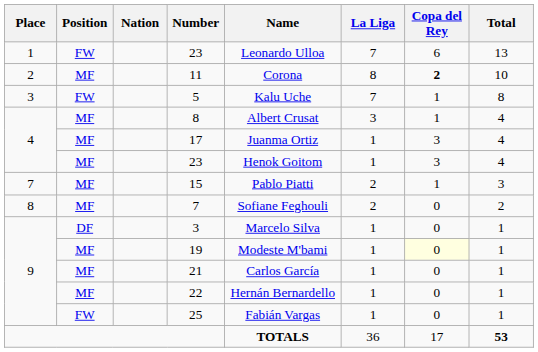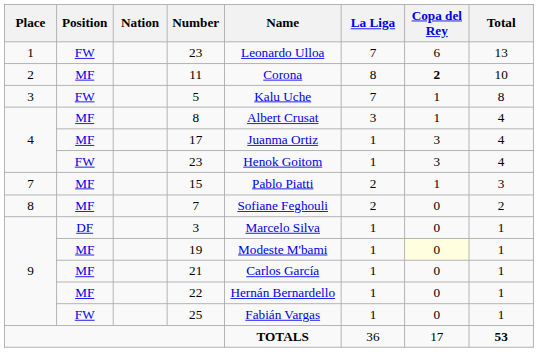(85, 162) MF -> (85, 162) FW
